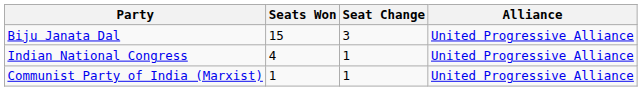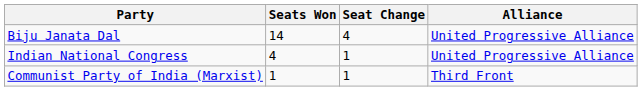(276, 35) 15 -> (276, 35) 14
(346, 35) 3 -> (346, 35) 4
(532, 76) United Progressive Alliance -> (472, 76) Third Front
